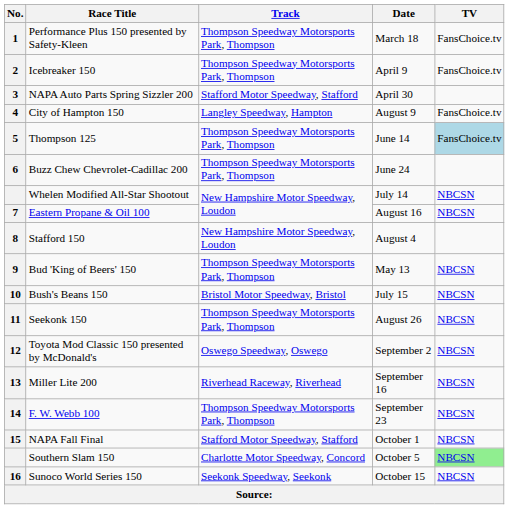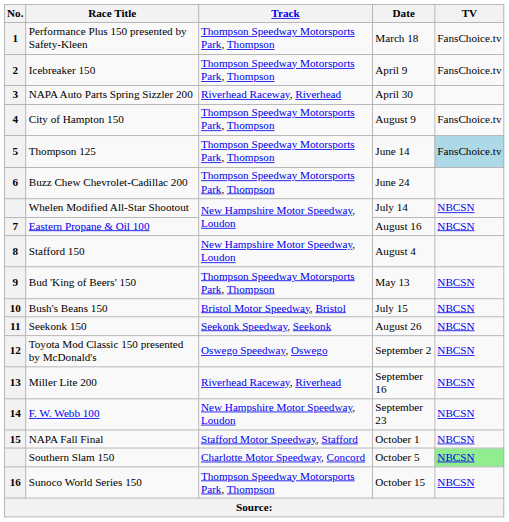(279, 94) Stafford Motor Speedway, Stafford -> (271, 94) Riverhead Raceway, Riverhead
(267, 113) Langley Speedway, Hampton -> (278, 119) Thompson Speedway Motorsports Park, Thompson
(278, 319) Thompson Speedway Motorsports Park, Thompson -> (266, 325) Seekonk Speedway, Seekonk
(278, 413) Thompson Speedway Motorsports Park, Thompson -> (278, 413) New Hampshire Motor Speedway, Loudon
(266, 475) Seekonk Speedway, Seekonk -> (278, 482) Thompson Speedway Motorsports Park, Thompson
